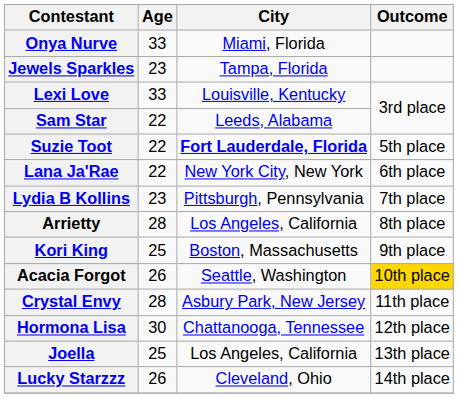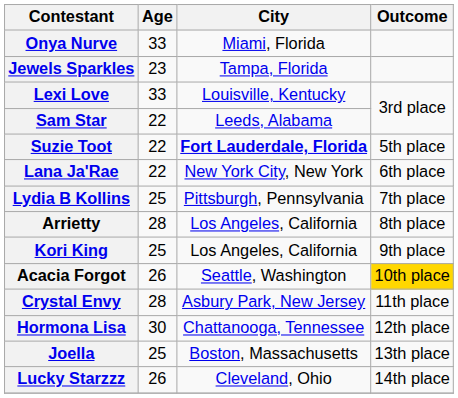(157, 198) 23 -> (157, 198) 25
(274, 250) Boston, Massachusetts -> (274, 250) Los Angeles, California
(274, 353) Los Angeles, California -> (274, 353) Boston, Massachusetts
